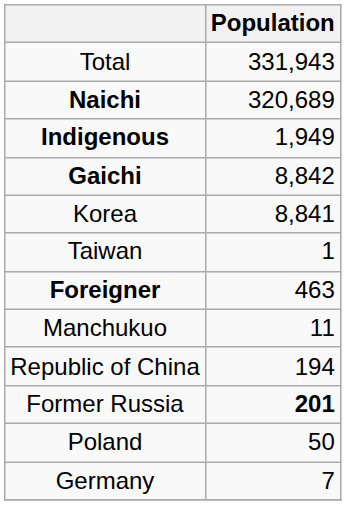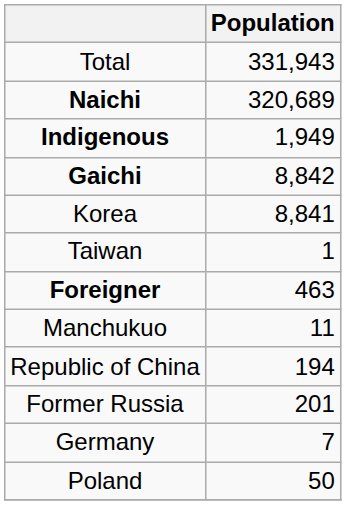(315, 404) bold -> (315, 404) normal
rows swapped: (105, 480) <-> (105, 442)
